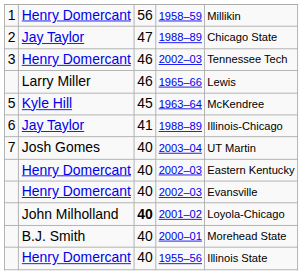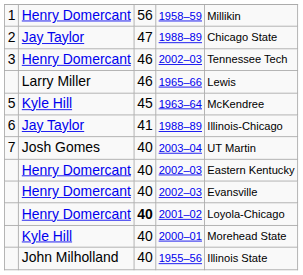(70, 214) John Milholland -> (76, 214) Henry Domercant
(54, 236) B.J. Smith -> (47, 236) Kyle Hill
(76, 258) Henry Domercant -> (70, 258) John Milholland
